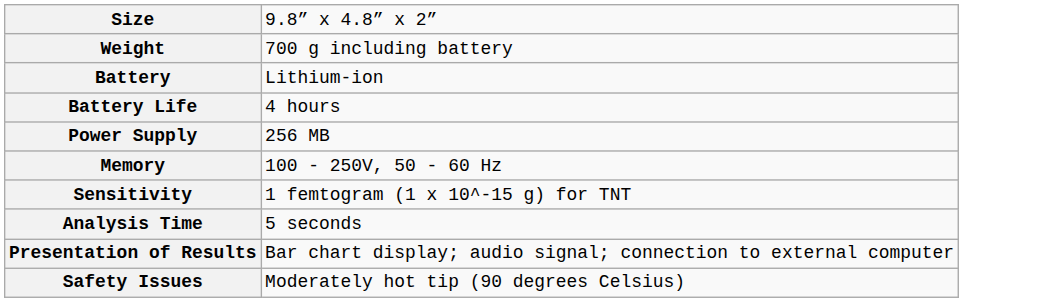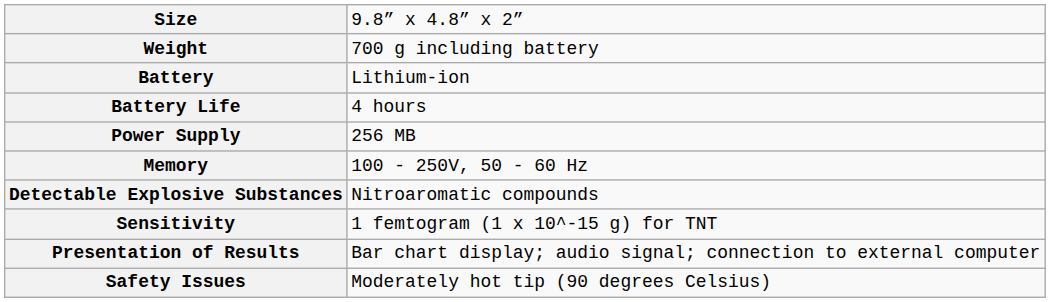+ row: (176, 195)
- row: (133, 224)
